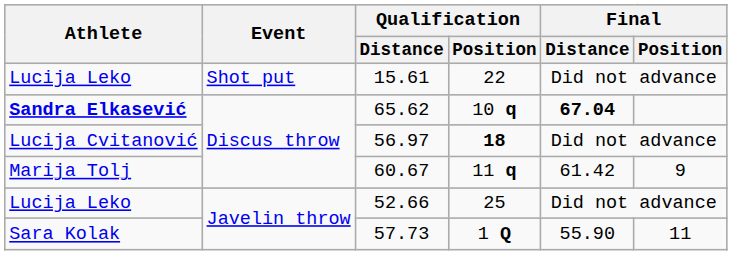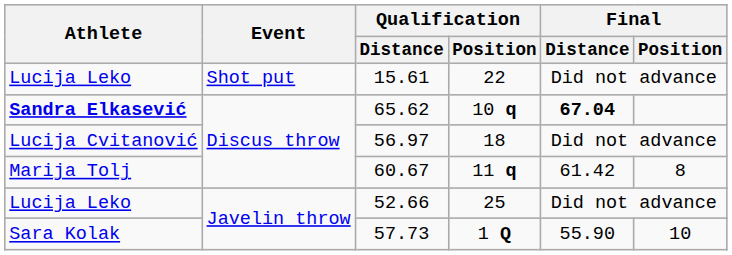(494, 141) bold -> (494, 141) normal
(680, 172) 9 -> (680, 172) 8
(680, 234) 11 -> (680, 234) 10
